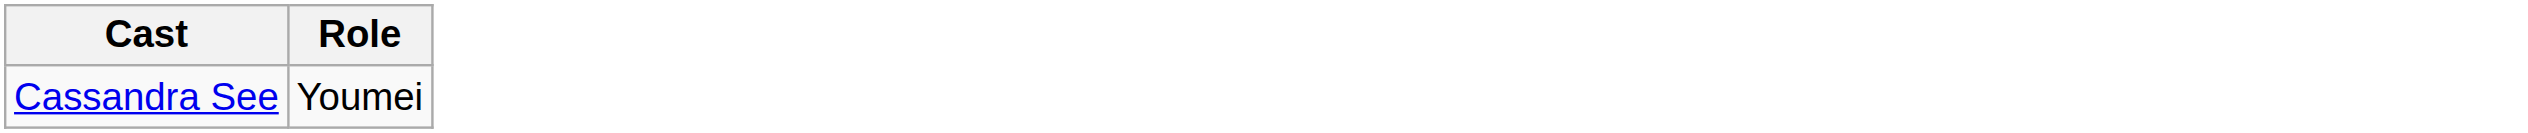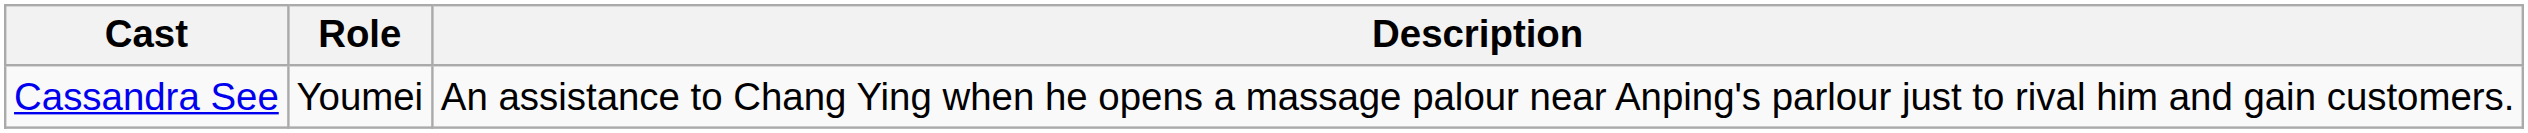+ column: (1478, 34)
